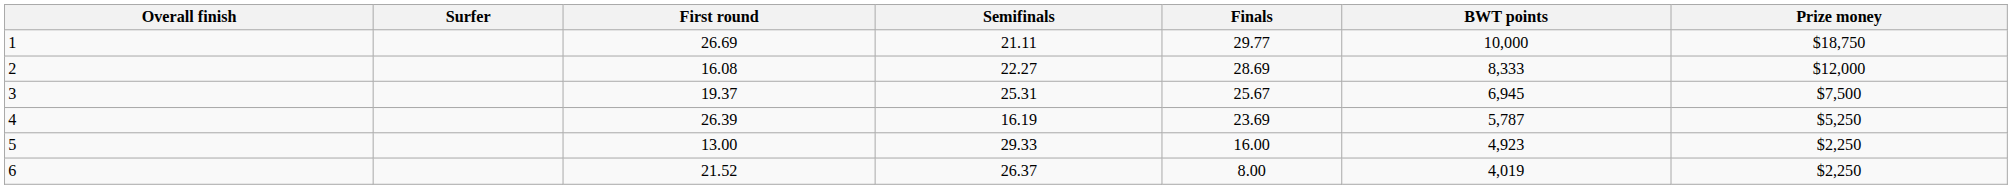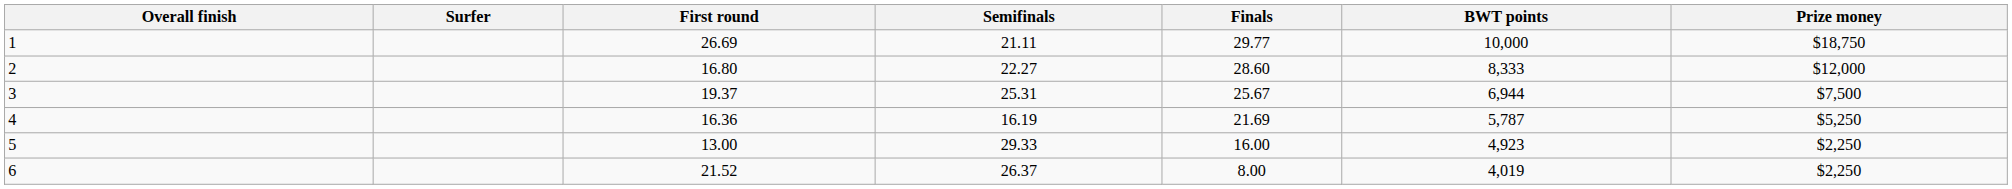(719, 68) 16.08 -> (719, 68) 16.80
(1252, 68) 28.69 -> (1252, 68) 28.60
(1506, 94) 6,945 -> (1506, 94) 6,944
(719, 119) 26.39 -> (719, 119) 16.36
(1252, 119) 23.69 -> (1252, 119) 21.69
